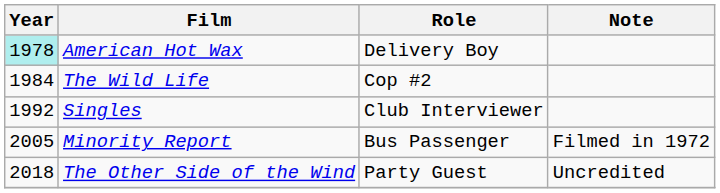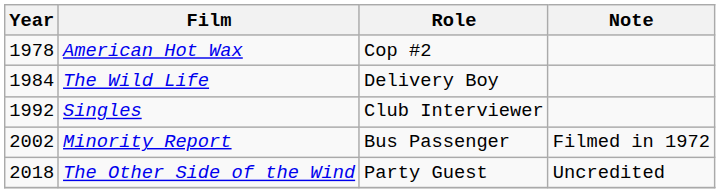(32, 50) paleturquoise background -> (32, 50) no background
(431, 50) Delivery Boy -> (398, 50) Cop #2
(398, 81) Cop #2 -> (431, 81) Delivery Boy
(32, 142) 2005 -> (32, 142) 2002
